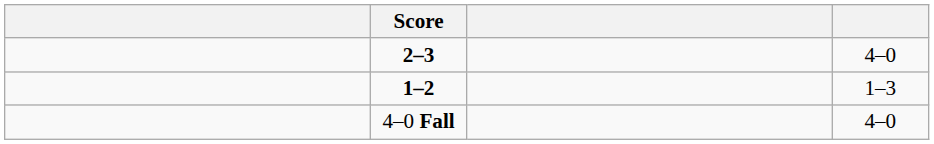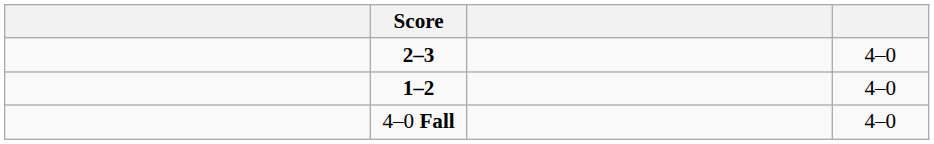(880, 88) 1–3 -> (880, 88) 4–0
